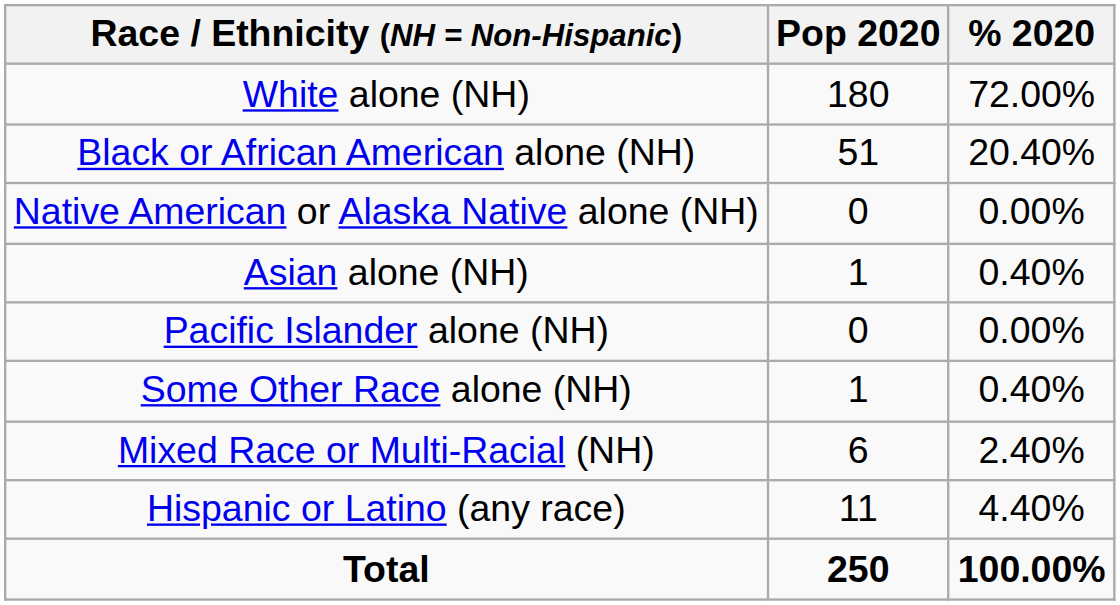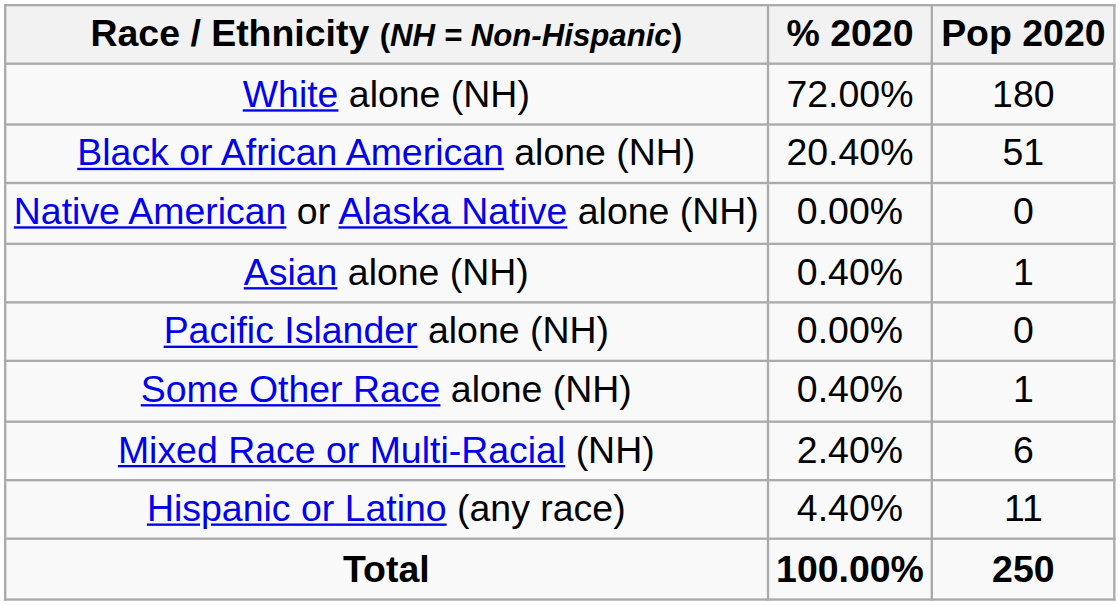columns swapped: (858, 34) <-> (1032, 34)
